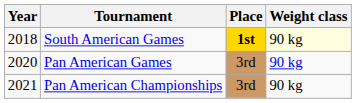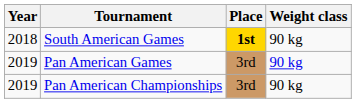(286, 39) lightyellow background -> (286, 39) no background
(23, 62) 2020 -> (23, 62) 2019
(23, 86) 2021 -> (23, 86) 2019
